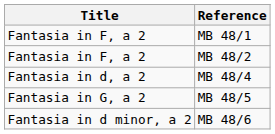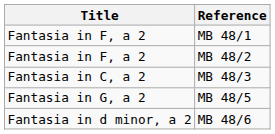+ row: (225, 77)
- row: (225, 77)
